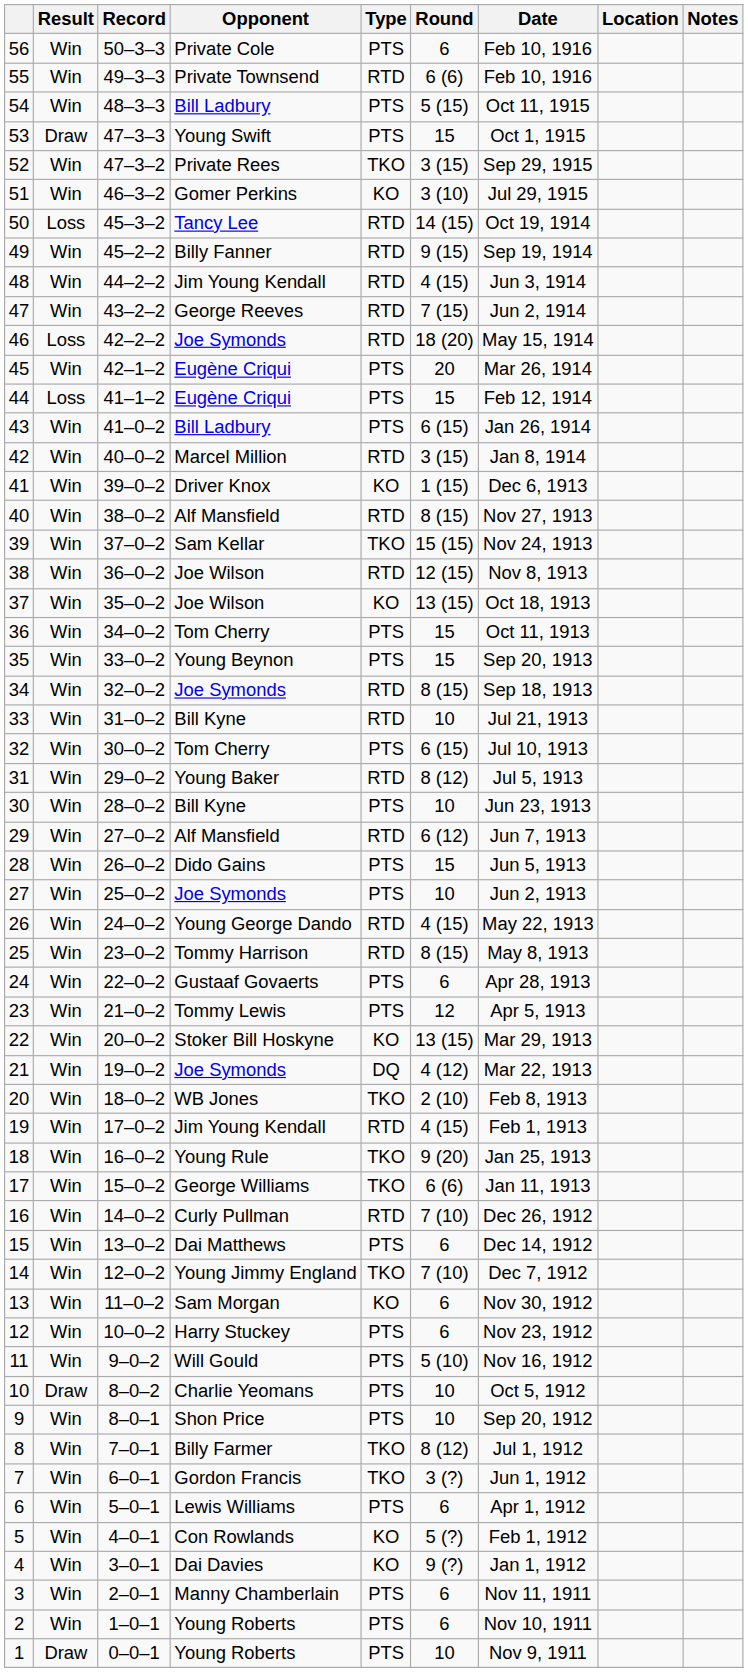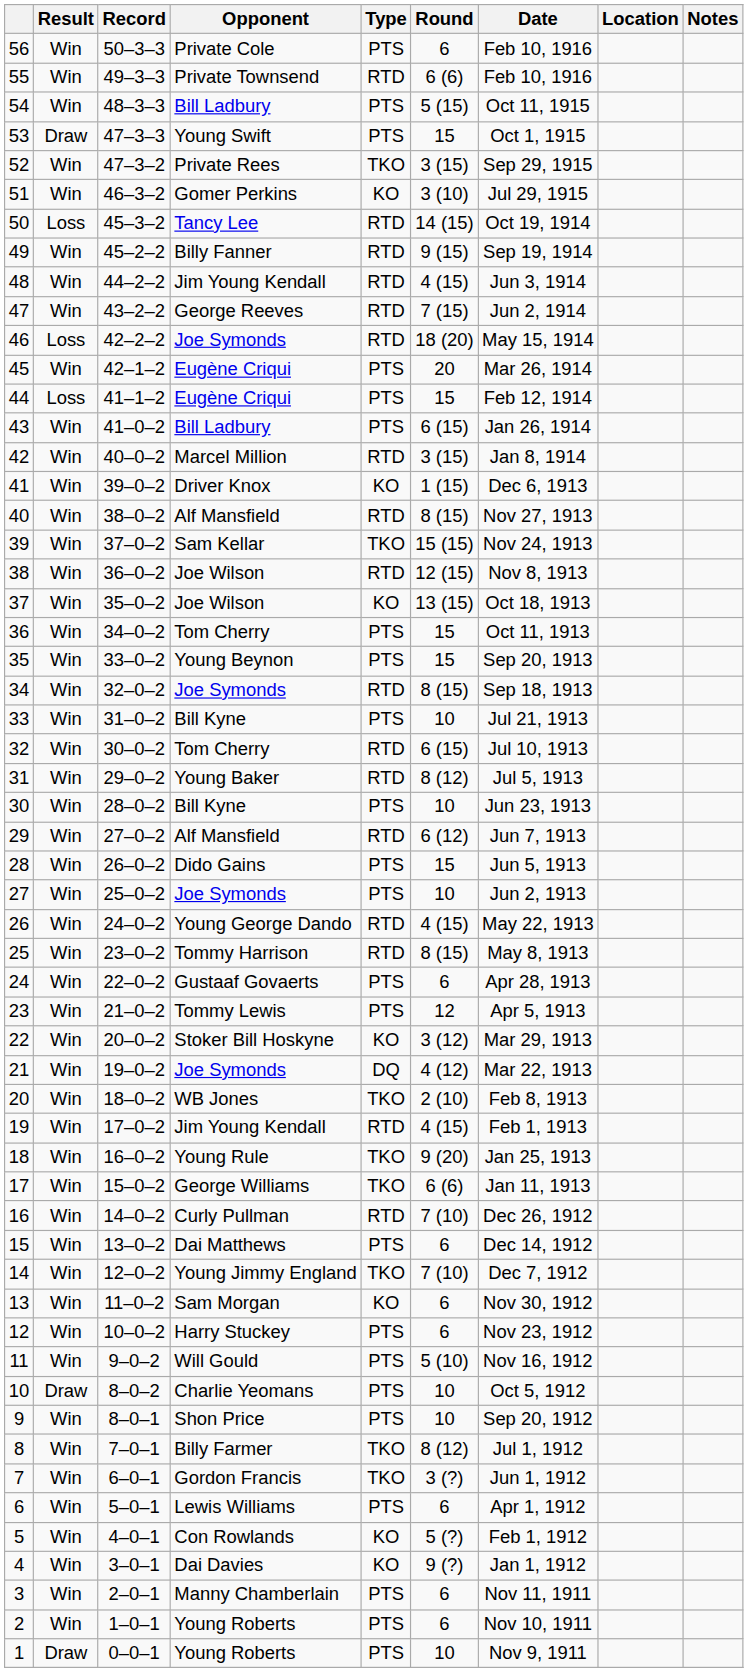(386, 719) RTD -> (386, 719) PTS
(386, 748) PTS -> (386, 748) RTD
(444, 1040) 13 (15) -> (444, 1040) 3 (12)
